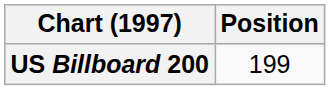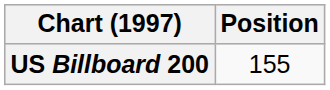(270, 63) 199 -> (270, 63) 155
